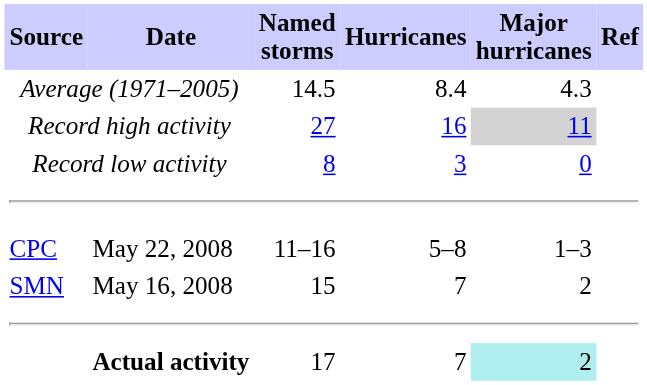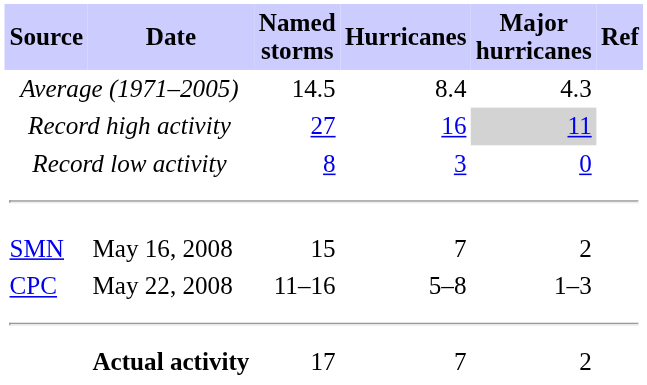rows swapped: (163, 286) <-> (163, 248)
(585, 361) paleturquoise background -> (585, 361) no background
